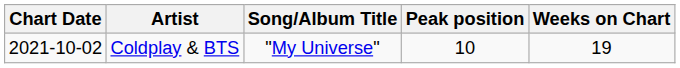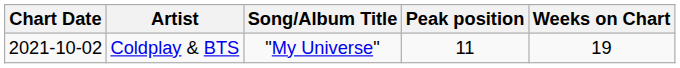(465, 47) 10 -> (465, 47) 11
